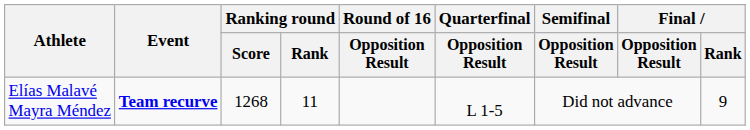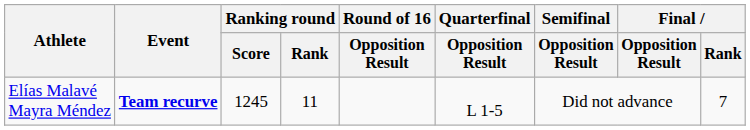(251, 101) 1268 -> (251, 101) 1245
(723, 101) 9 -> (723, 101) 7
